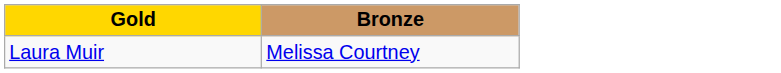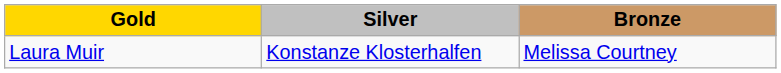+ column: (390, 20)
